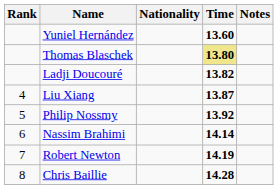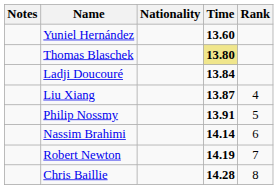columns swapped: (22, 14) <-> (255, 14)
(220, 74) 13.82 -> (220, 74) 13.84
(220, 114) 13.92 -> (220, 114) 13.91
